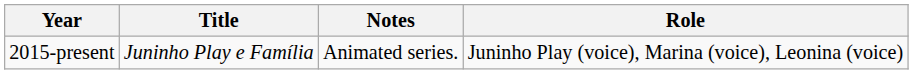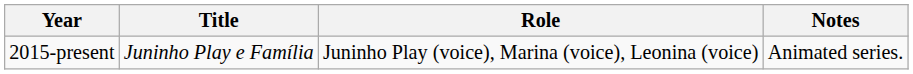columns swapped: (685, 20) <-> (391, 20)
